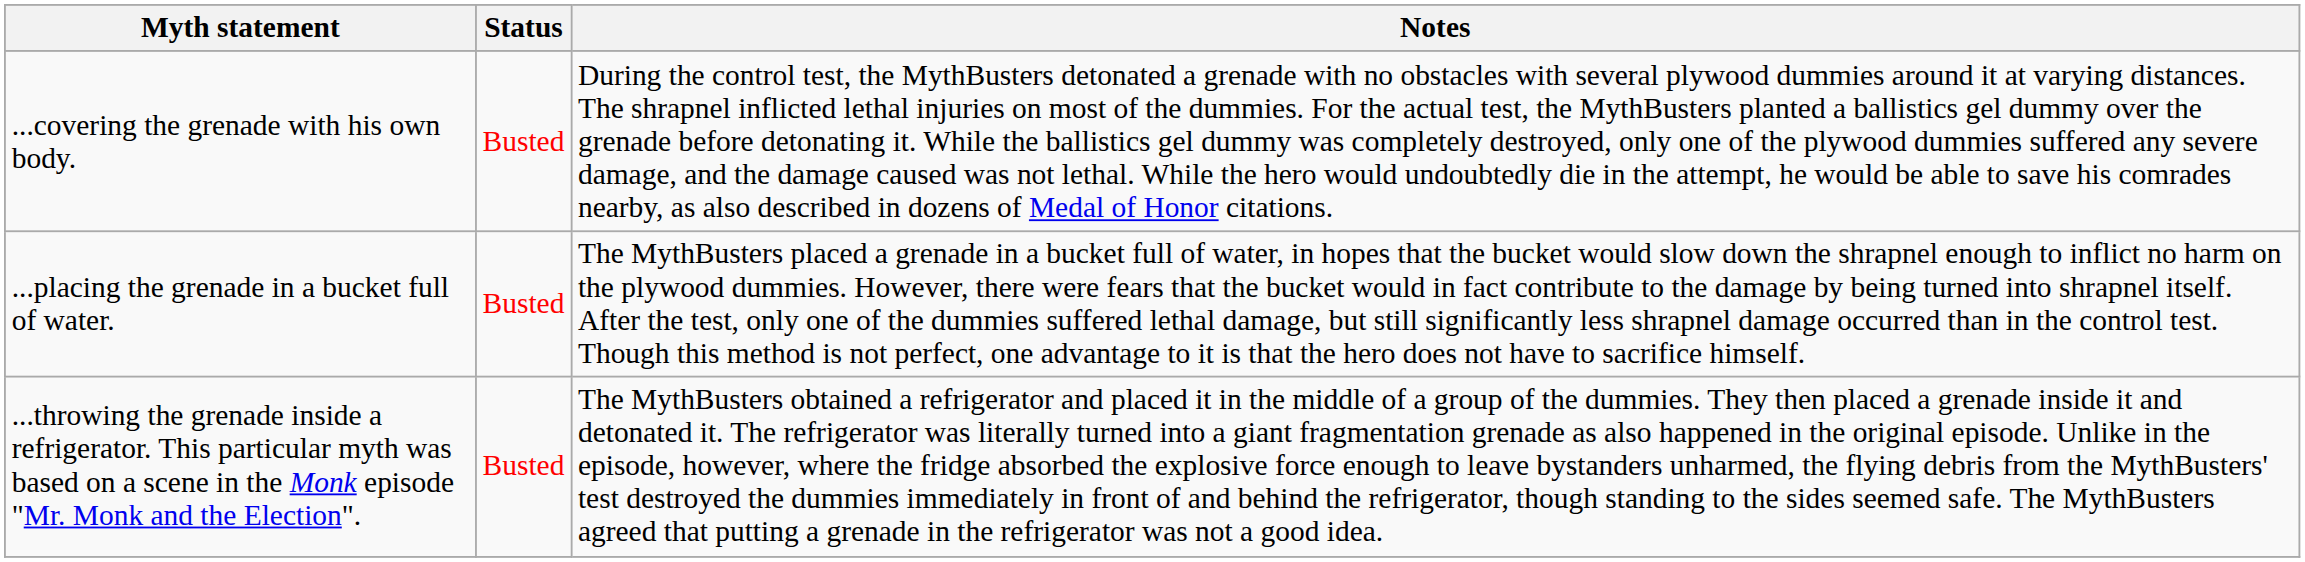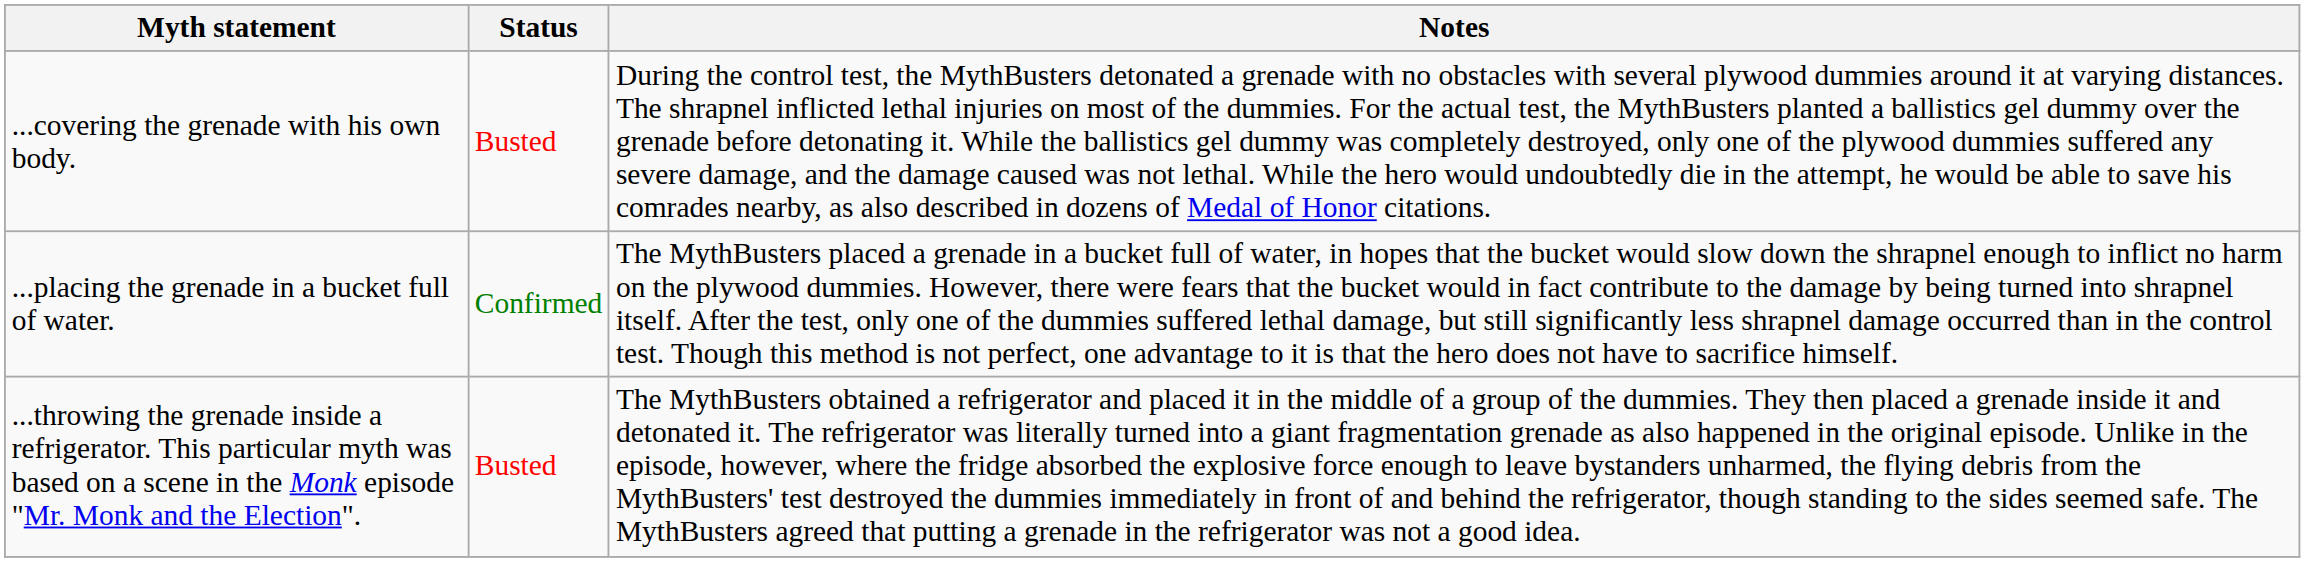(523, 303) Busted -> (539, 303) Confirmed
